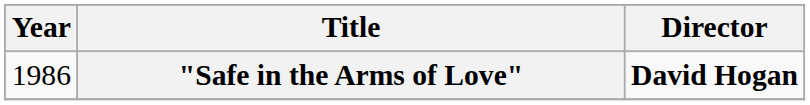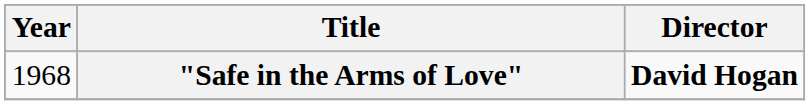(41, 74) 1986 -> (41, 74) 1968
